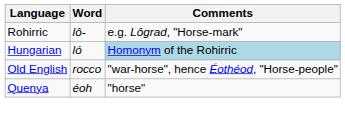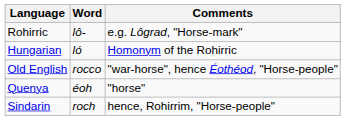(172, 50) lightblue background -> (172, 50) no background
+ row: (29, 106)
